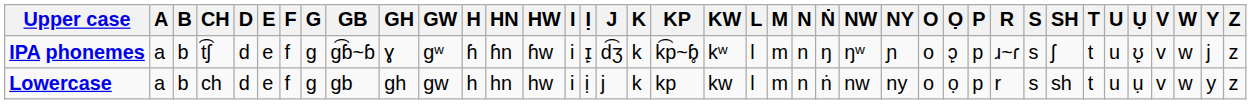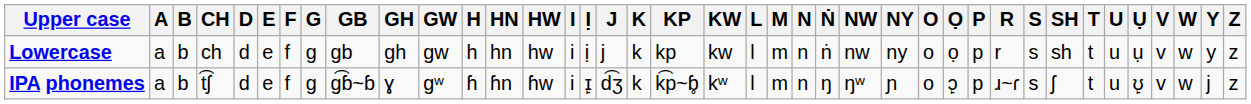rows swapped: (60, 83) <-> (77, 51)
